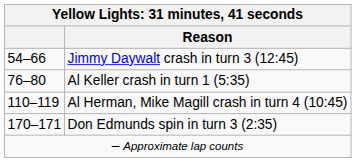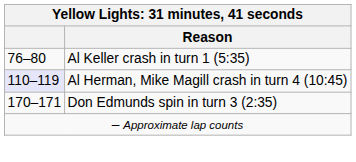- row: (183, 59)
(33, 102) no background -> (33, 80) lavender background
